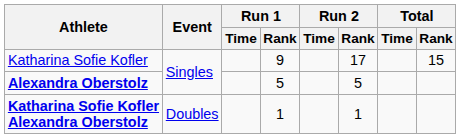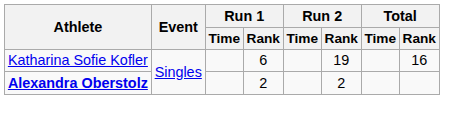(280, 60) 9 -> (263, 60) 6
(358, 60) 17 -> (341, 60) 19
(436, 60) 15 -> (419, 60) 16
(280, 83) 5 -> (263, 83) 2
(358, 83) 5 -> (341, 83) 2
- row: (83, 114)
